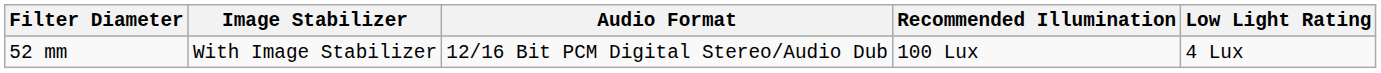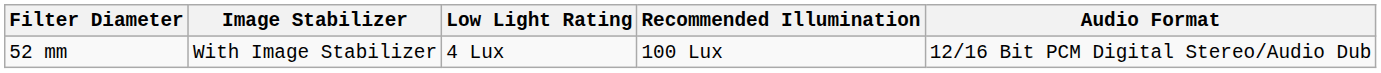columns swapped: (1278, 21) <-> (667, 21)
